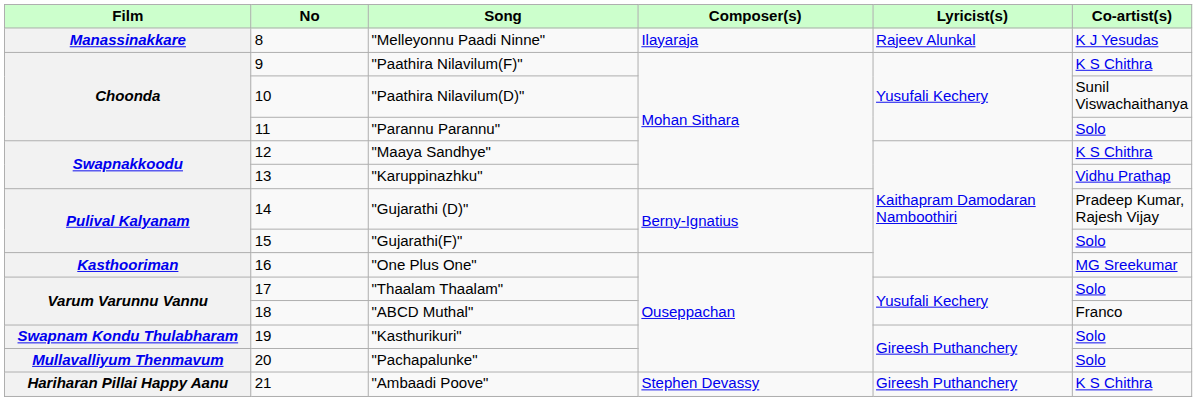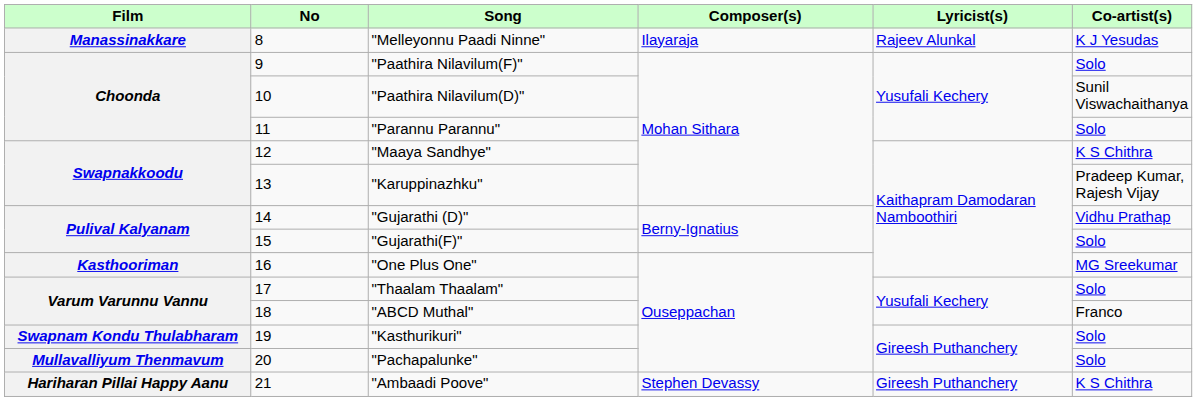(1114, 64) K S Chithra -> (1091, 64) Solo
(1123, 176) Vidhu Prathap -> (1130, 184) Pradeep Kumar, Rajesh Vijay
(1130, 208) Pradeep Kumar, Rajesh Vijay -> (1123, 217) Vidhu Prathap
